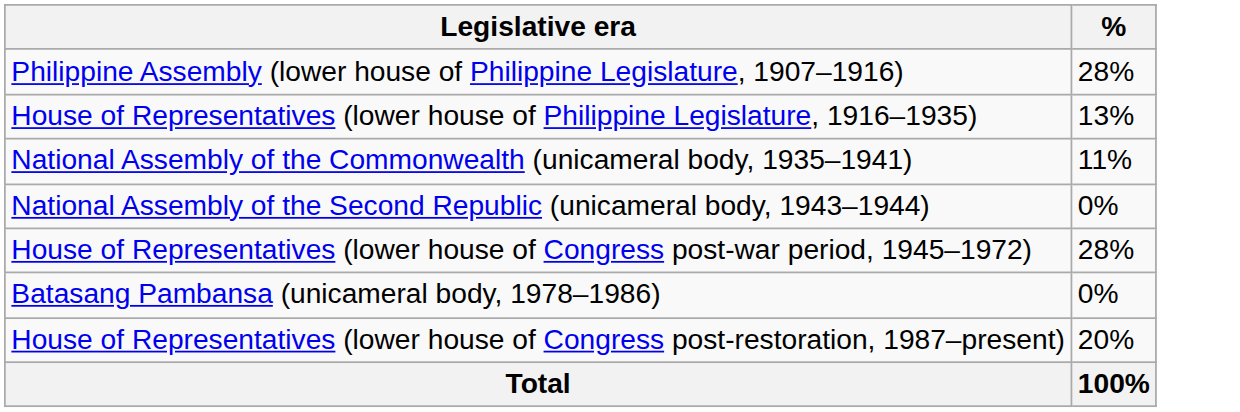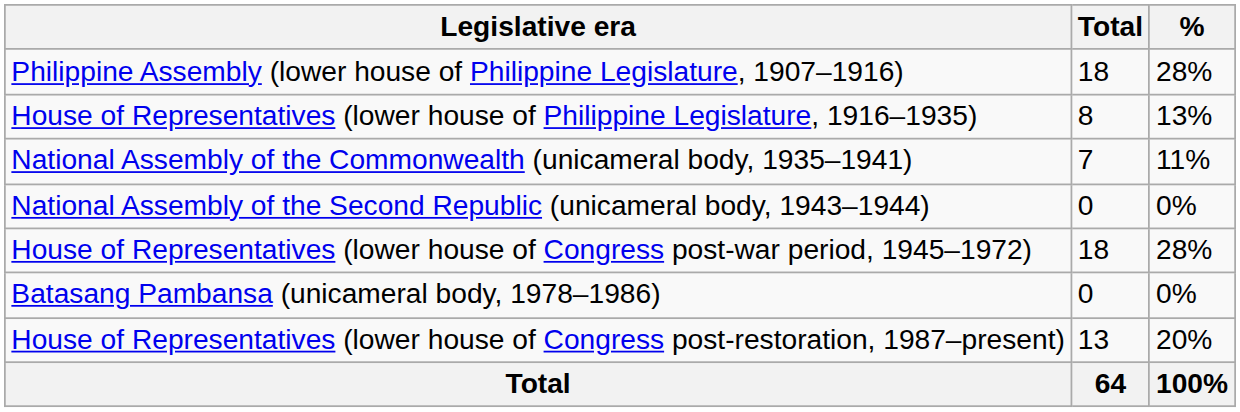+ column: (1110, 26)
